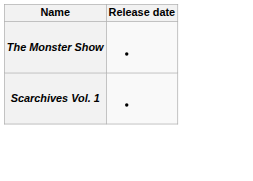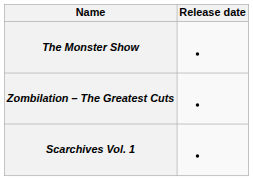+ row: (91, 98)
